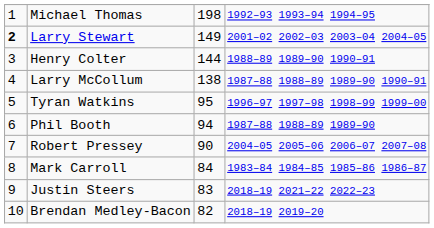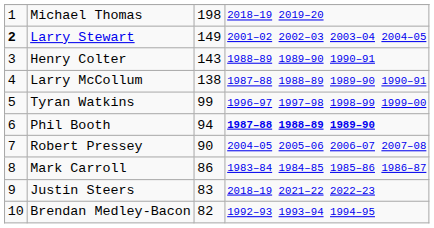(301, 15) 1992–93 1993–94 1994–95 -> (275, 15) 2018–19 2019–20
(209, 59) 144 -> (209, 59) 143
(205, 103) 95 -> (205, 103) 99
(301, 125) normal -> (301, 125) bold
(205, 168) 84 -> (205, 168) 86
(275, 212) 2018–19 2019–20 -> (301, 212) 1992–93 1993–94 1994–95
